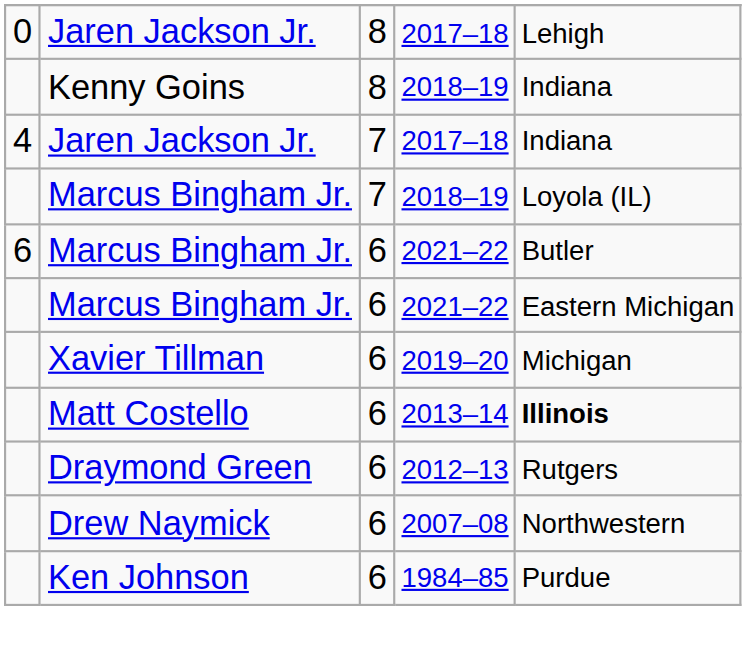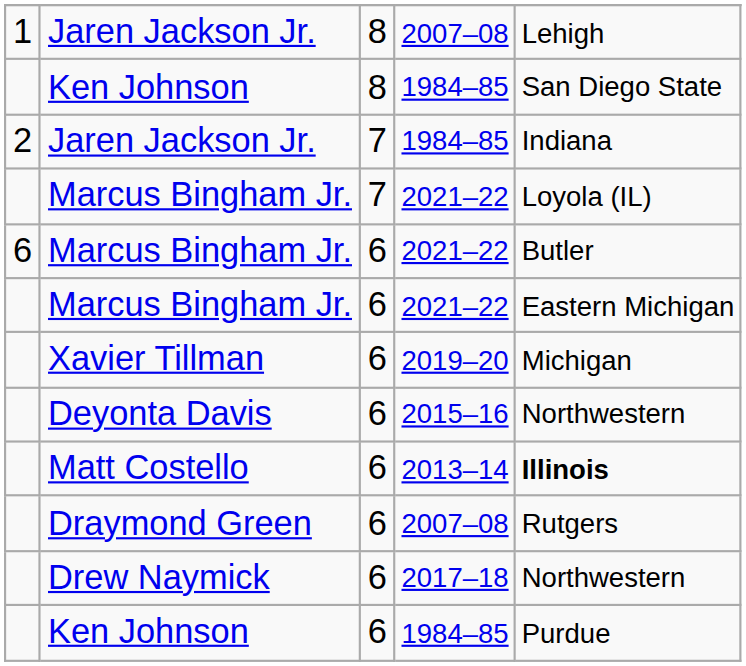(23, 31) 0 -> (23, 31) 1
(455, 32) 2017–18 -> (455, 32) 2007–08
- row: (146, 86)
+ row: (148, 86)
(23, 140) 4 -> (23, 140) 2
(455, 141) 2017–18 -> (455, 141) 1984–85
(455, 196) 2018–19 -> (455, 196) 2021–22
+ row: (160, 413)
(455, 469) 2012–13 -> (455, 523) 2007–08
(455, 523) 2007–08 -> (455, 578) 2017–18
